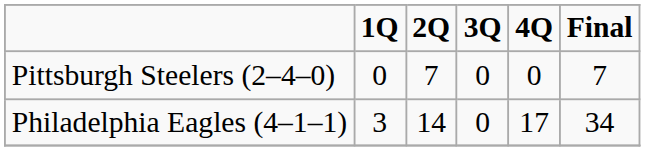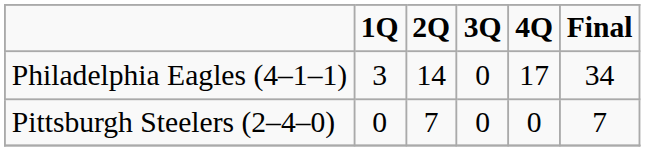rows swapped: (179, 121) <-> (173, 74)
